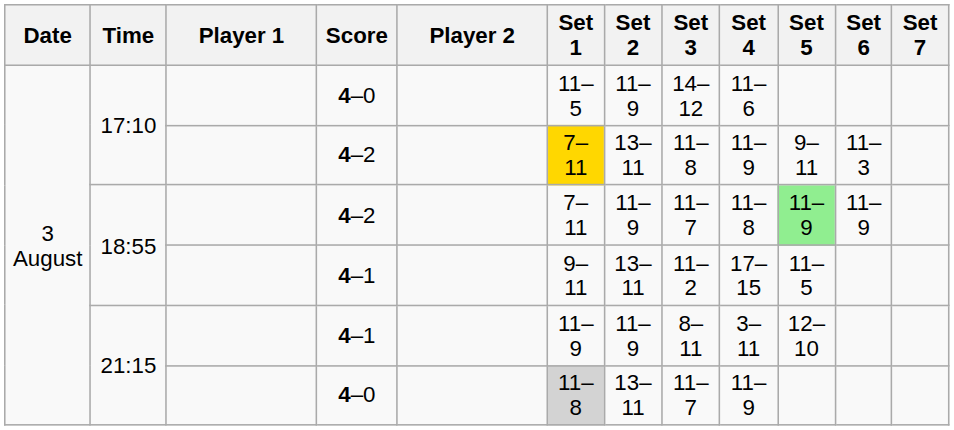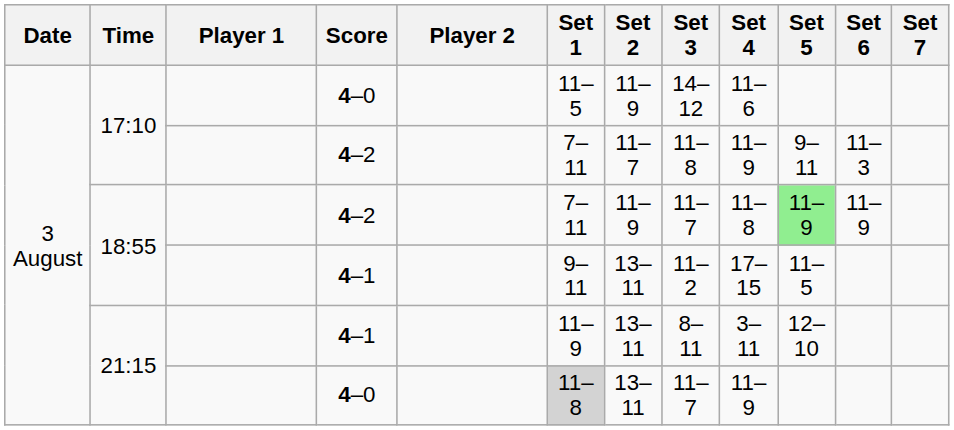(576, 155) gold background -> (576, 155) no background
(633, 155) 13–11 -> (633, 155) 11–7
(633, 336) 11–9 -> (633, 336) 13–11
